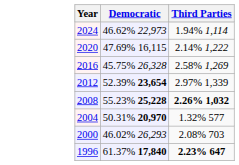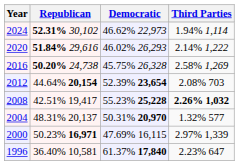+ column: (65, 13)
(135, 48) 47.69% 16,115 -> (135, 48) 46.02% 26,293
(202, 82) 2.97% 1,339 -> (202, 82) 2.08% 703
(135, 134) 46.02% 26,293 -> (135, 134) 47.69% 16,115
(202, 134) 2.08% 703 -> (202, 134) 2.97% 1,339
(202, 151) bold -> (202, 151) normal
